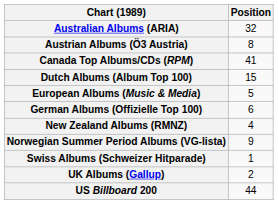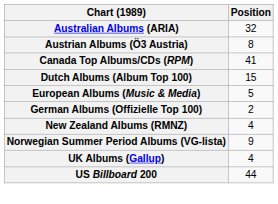(251, 110) 6 -> (251, 110) 2
- row: (116, 158)
(251, 175) 2 -> (251, 158) 4
